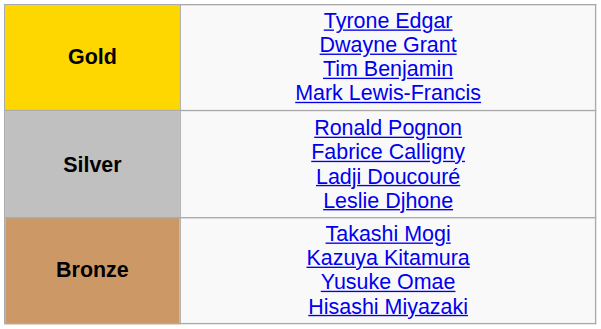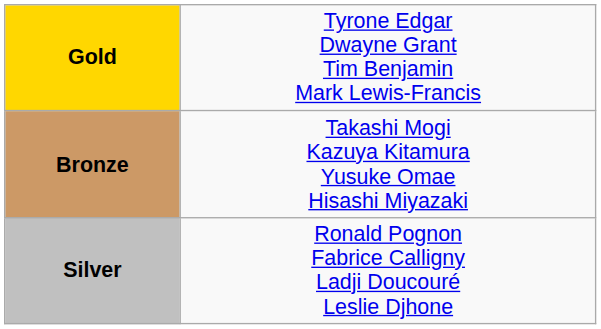rows swapped: (92, 164) <-> (92, 270)
